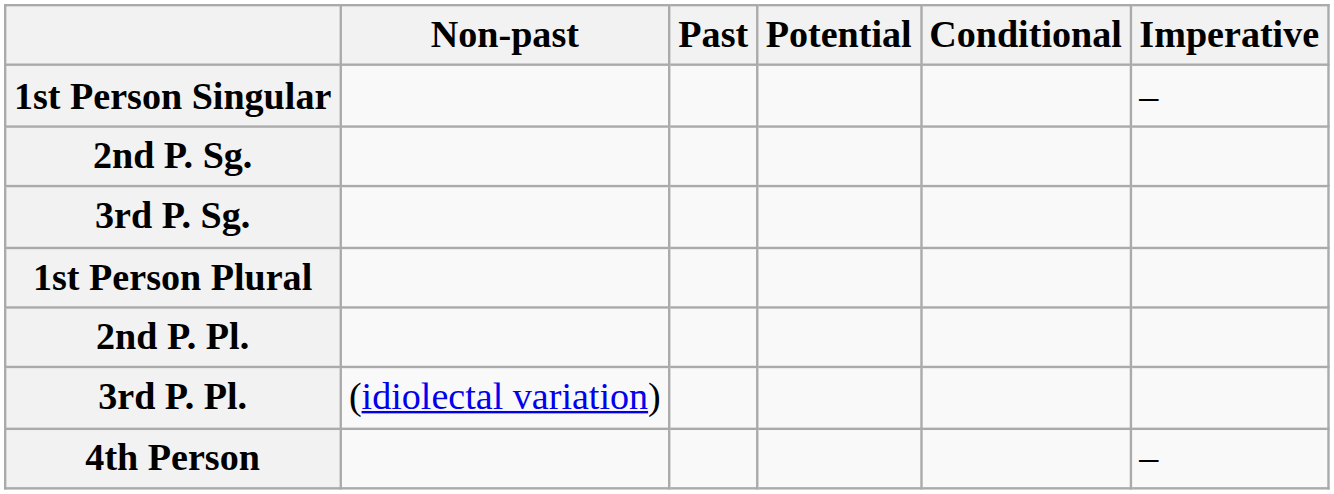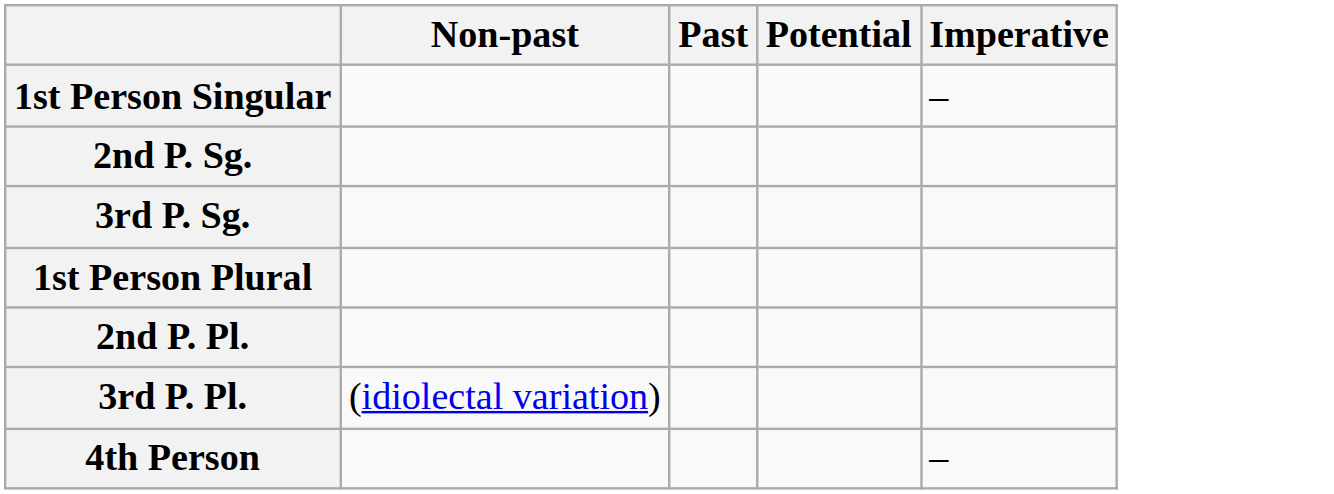- column: (1026, 34)
